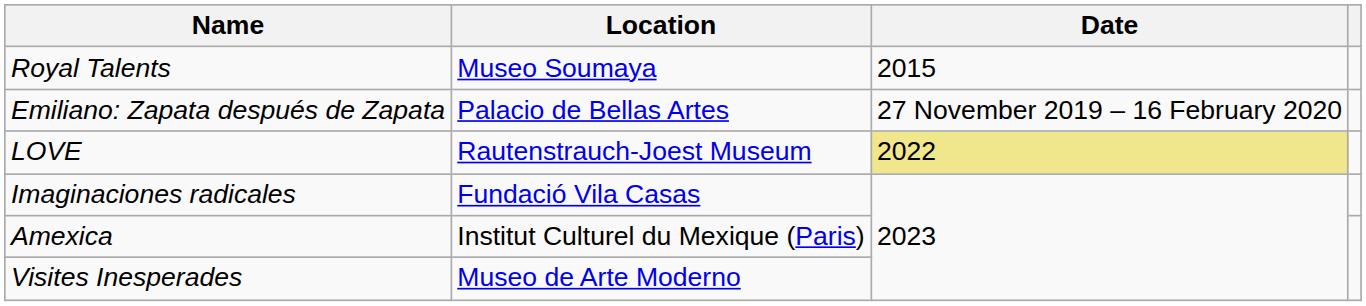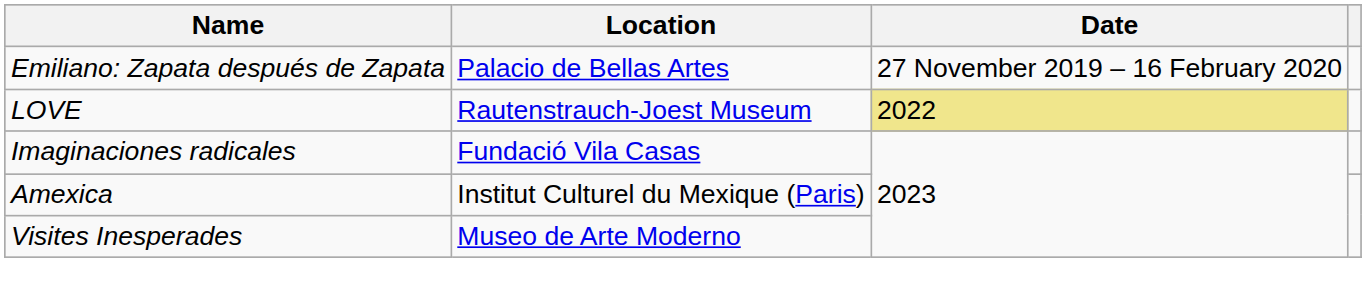- row: (91, 67)
